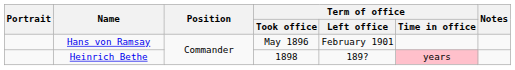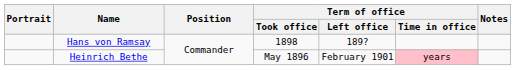(286, 42) May 1896 -> (286, 42) 1898
(358, 42) February 1901 -> (358, 42) 189?
(286, 57) 1898 -> (286, 57) May 1896
(358, 57) 189? -> (358, 57) February 1901
